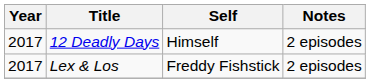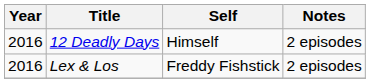(25, 41) 2017 -> (25, 41) 2016
(25, 66) 2017 -> (25, 66) 2016
